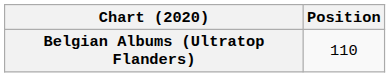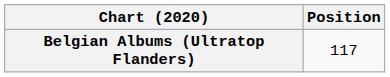(344, 51) 110 -> (344, 51) 117
